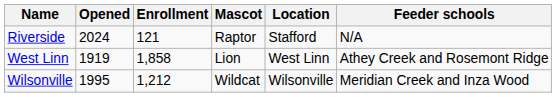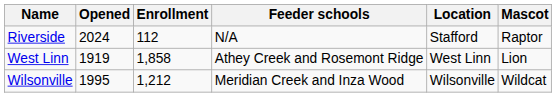columns swapped: (238, 15) <-> (444, 15)
(148, 37) 121 -> (147, 37) 112
